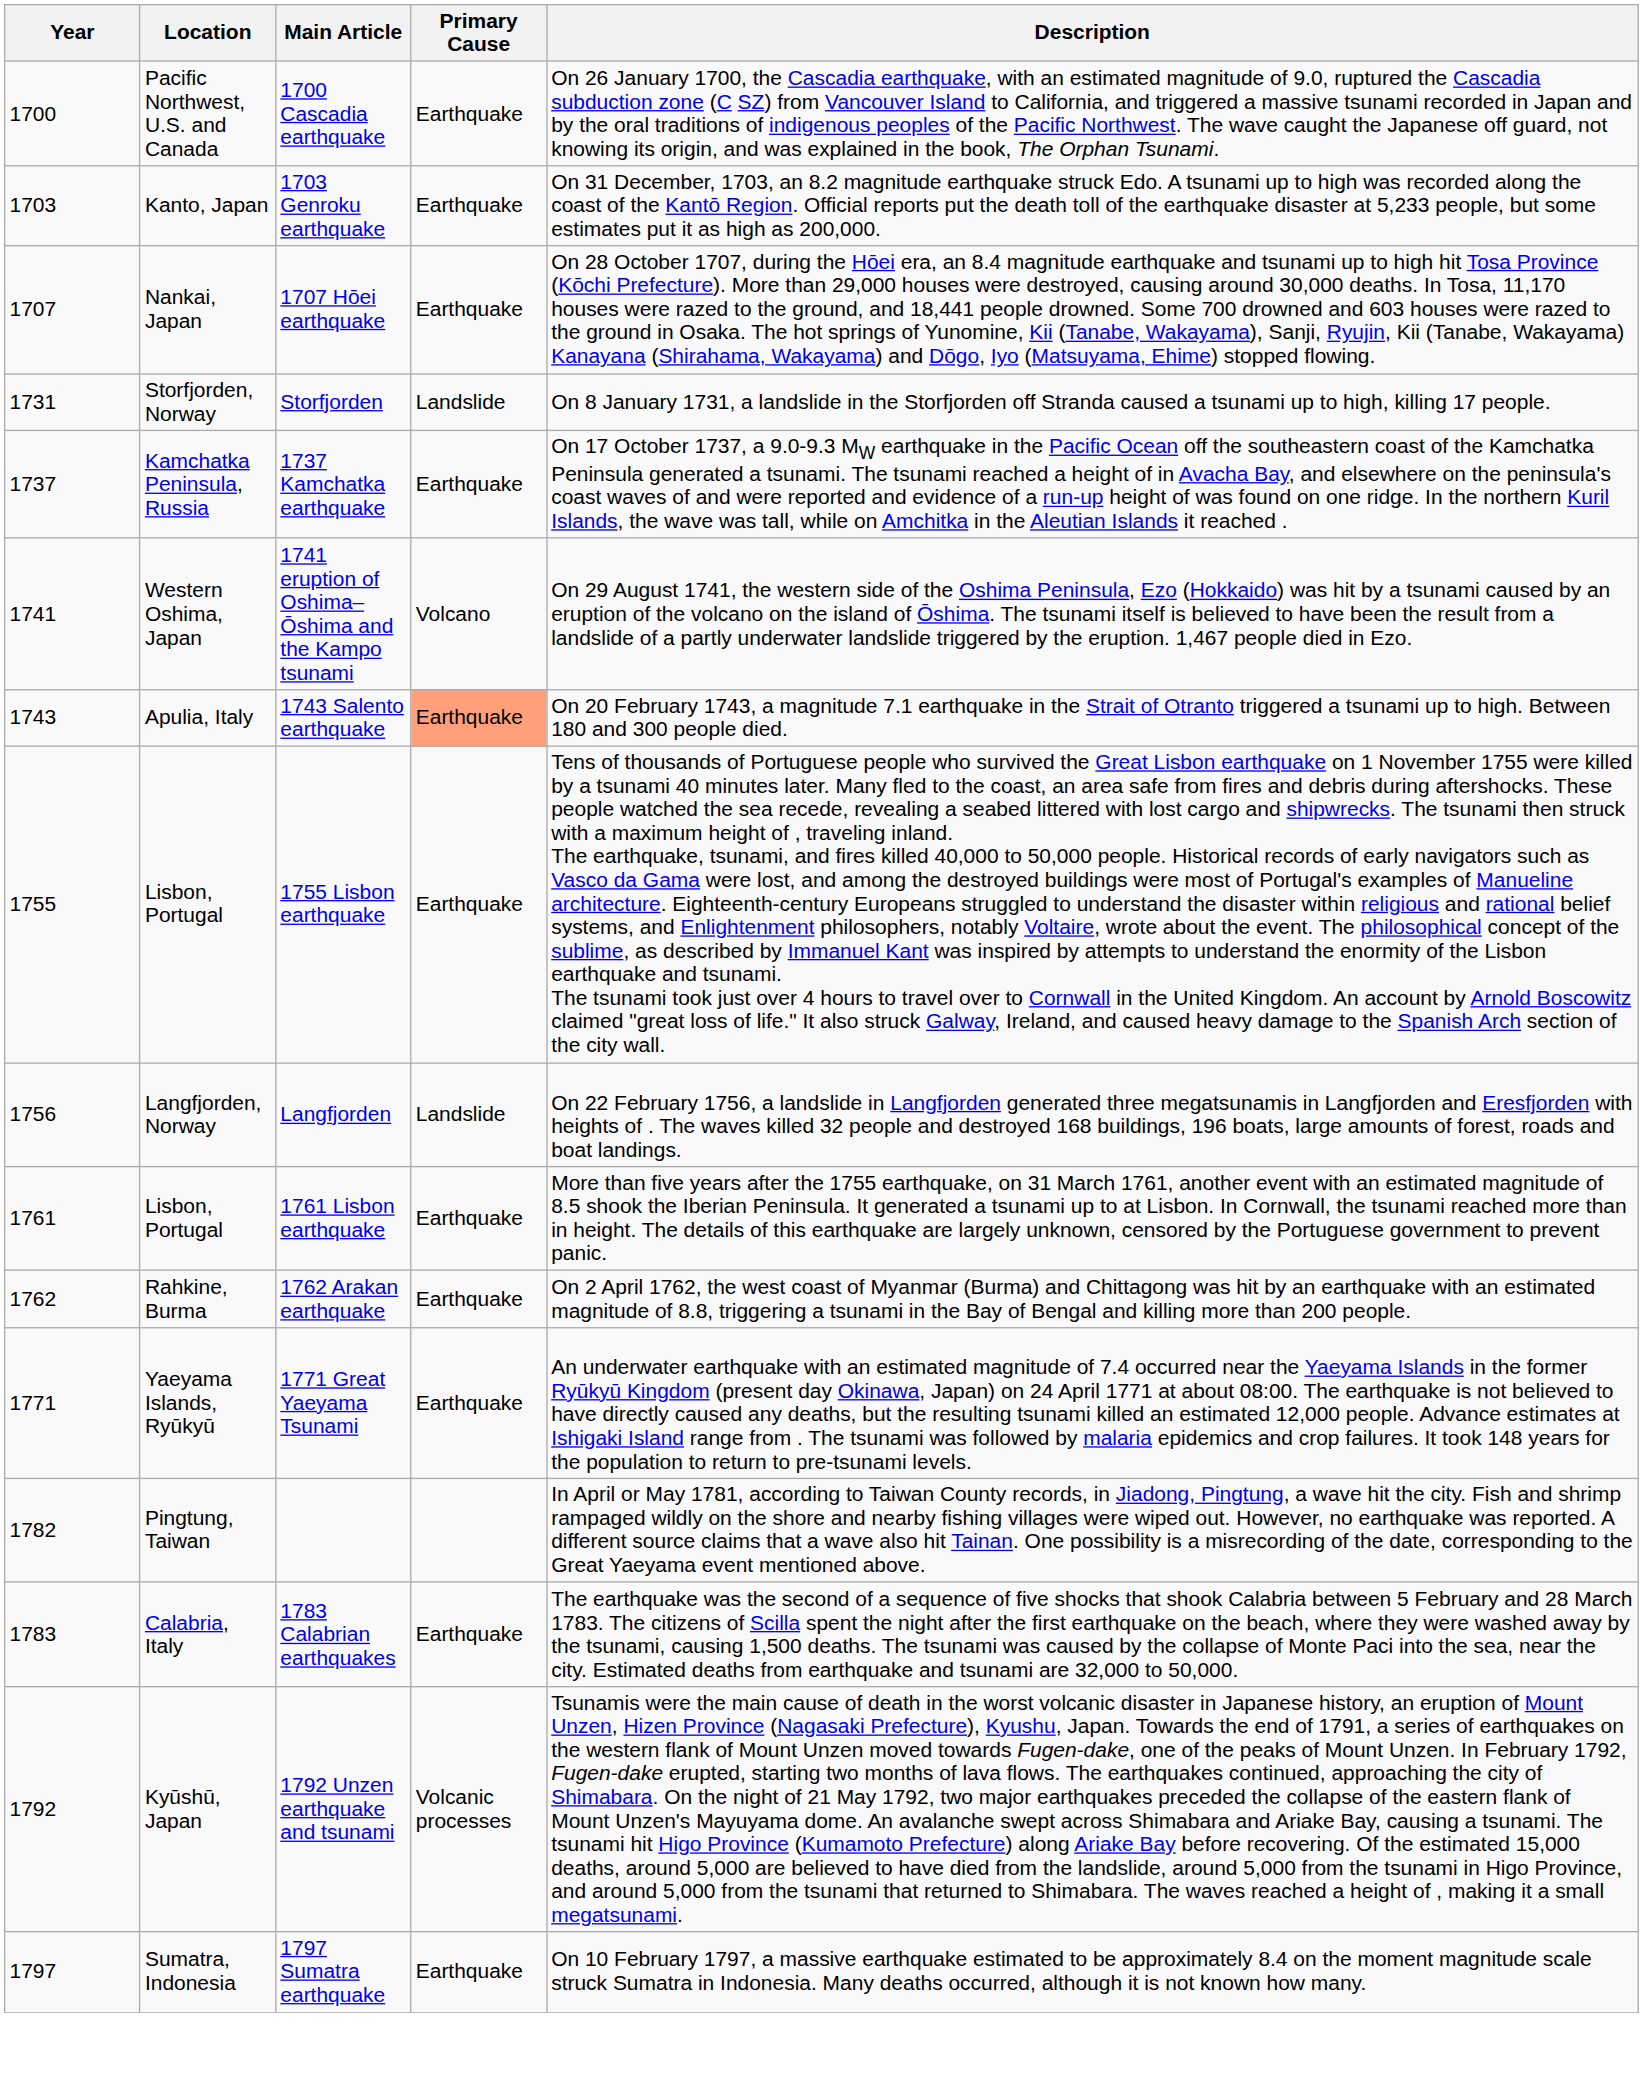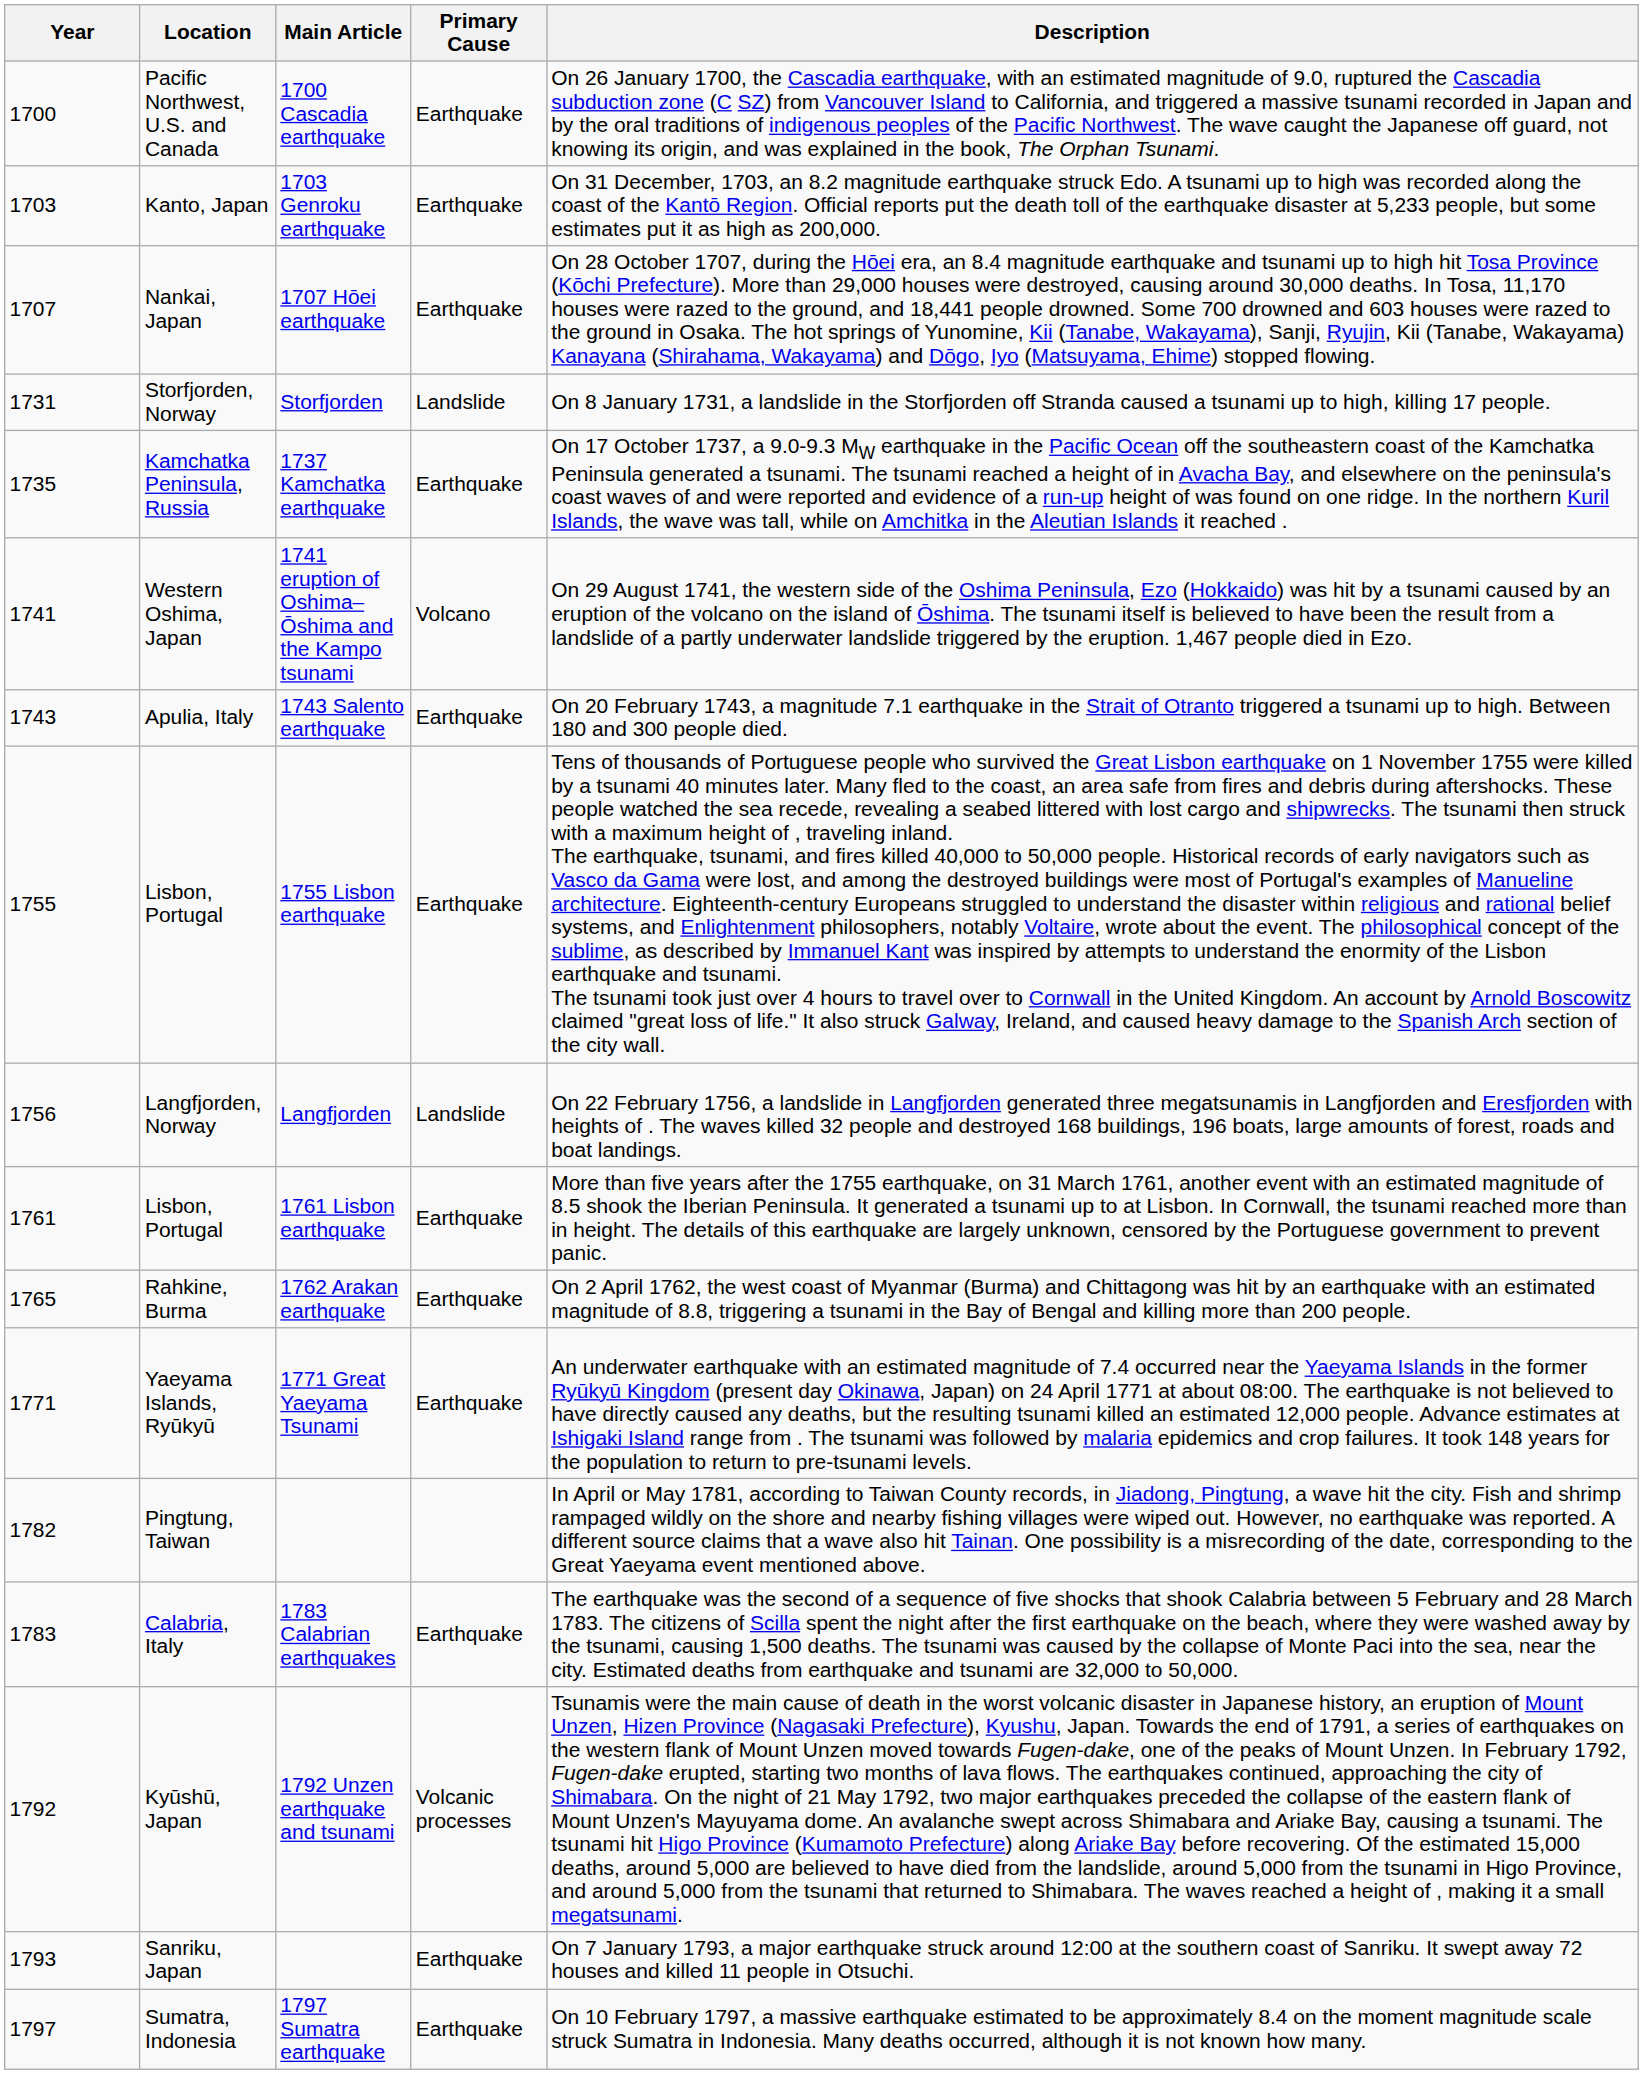(33, 484) 1737 -> (33, 484) 1735
(469, 717) lightsalmon background -> (469, 717) no background
(33, 1298) 1762 -> (33, 1298) 1765
+ row: (183, 1960)
